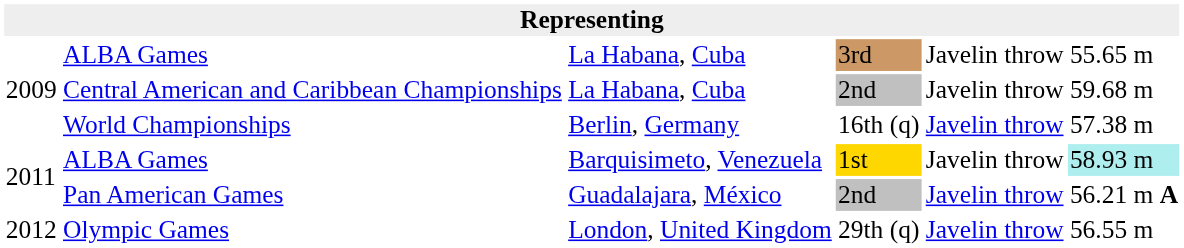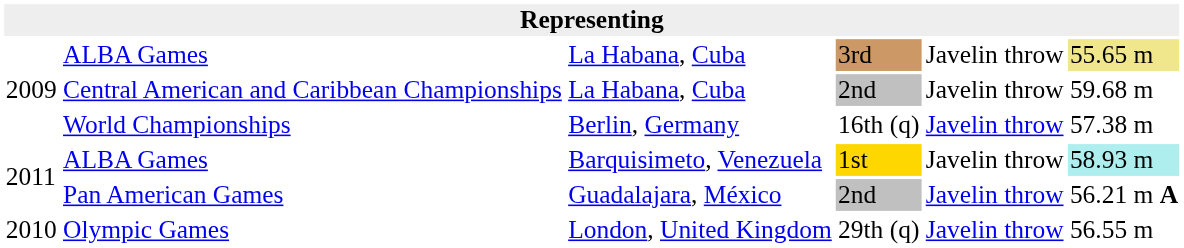(1112, 54) no background -> (1112, 54) khaki background
(31, 229) 2012 -> (31, 229) 2010
